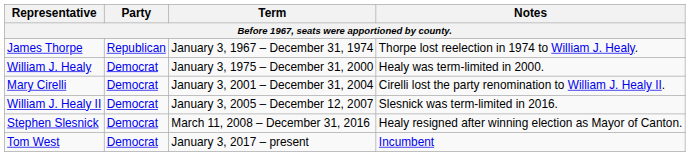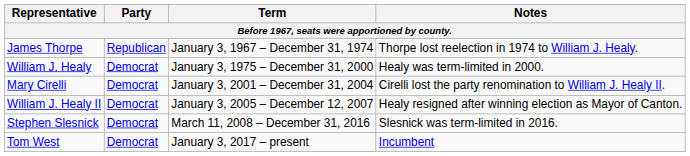(468, 104) Slesnick was term-limited in 2016. -> (531, 104) Healy resigned after winning election as Mayor of Canton.
(531, 123) Healy resigned after winning election as Mayor of Canton. -> (468, 123) Slesnick was term-limited in 2016.
